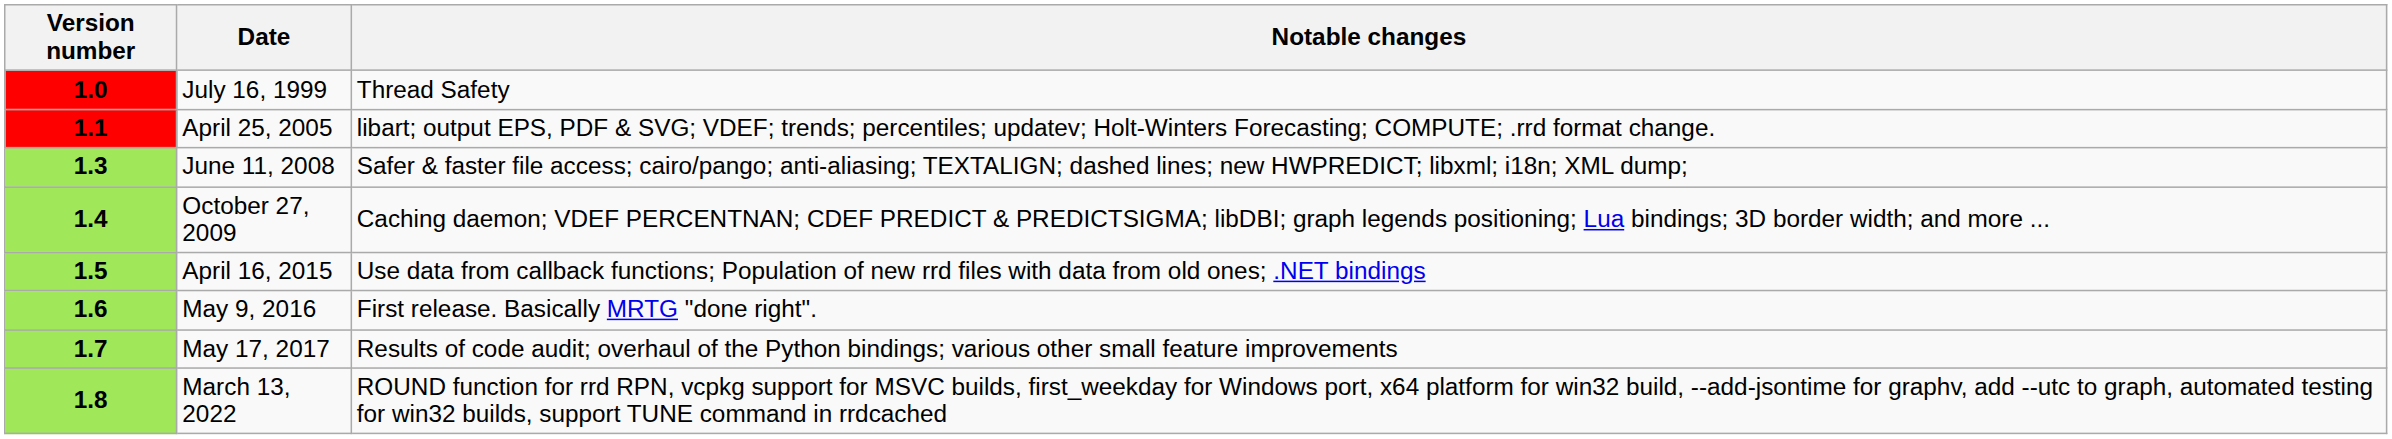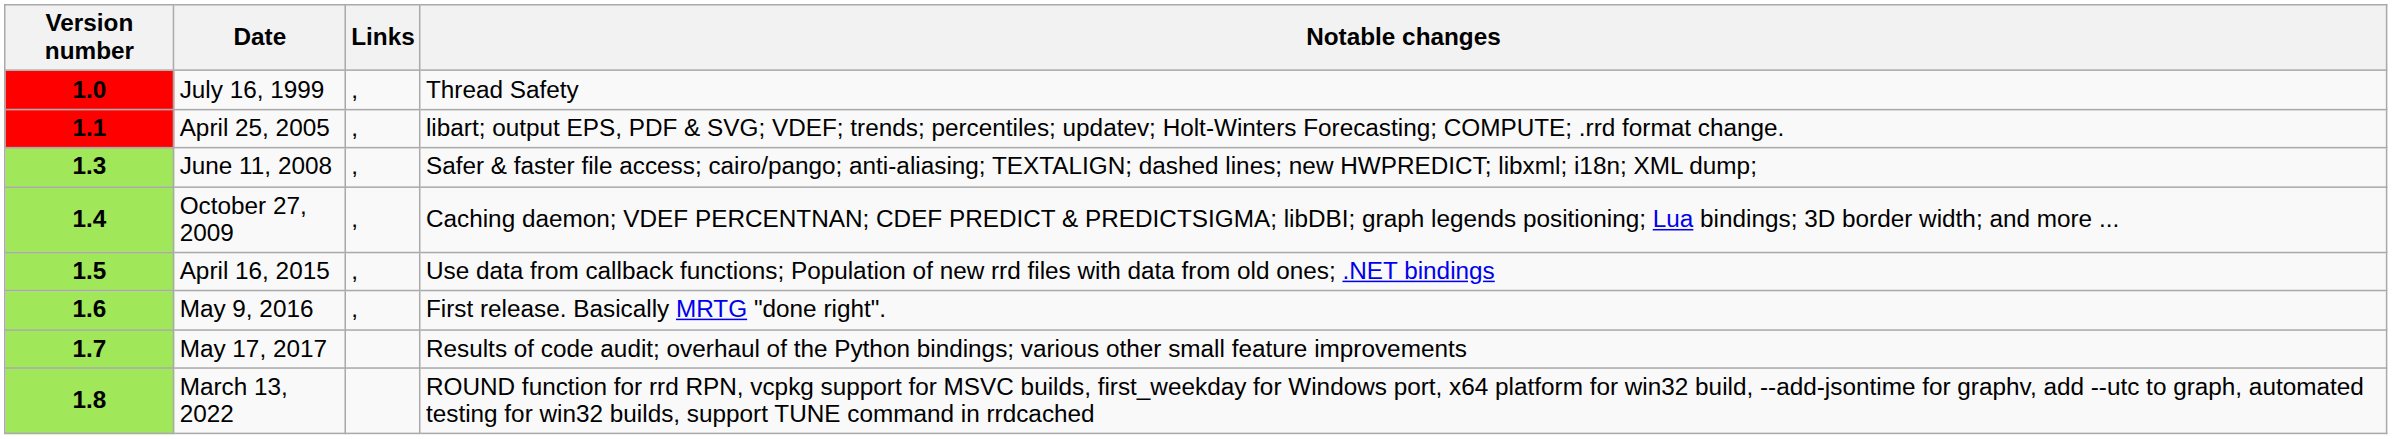+ column: (383, 37)
